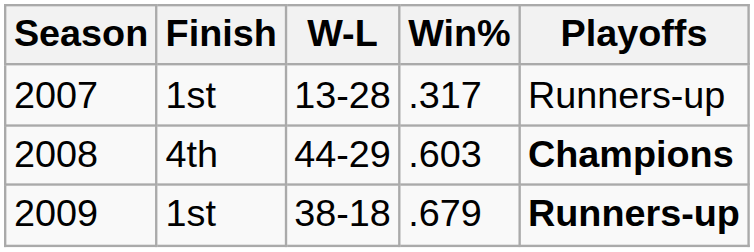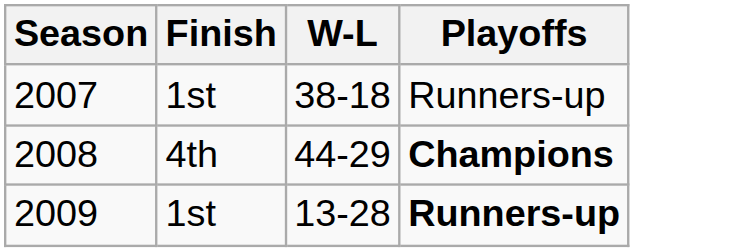- column: (459, 34)
(342, 94) 13-28 -> (342, 94) 38-18
(342, 214) 38-18 -> (342, 214) 13-28
